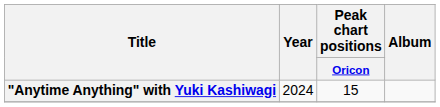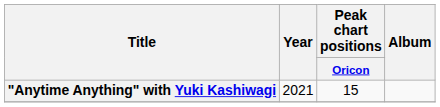(298, 91) 2024 -> (298, 91) 2021
